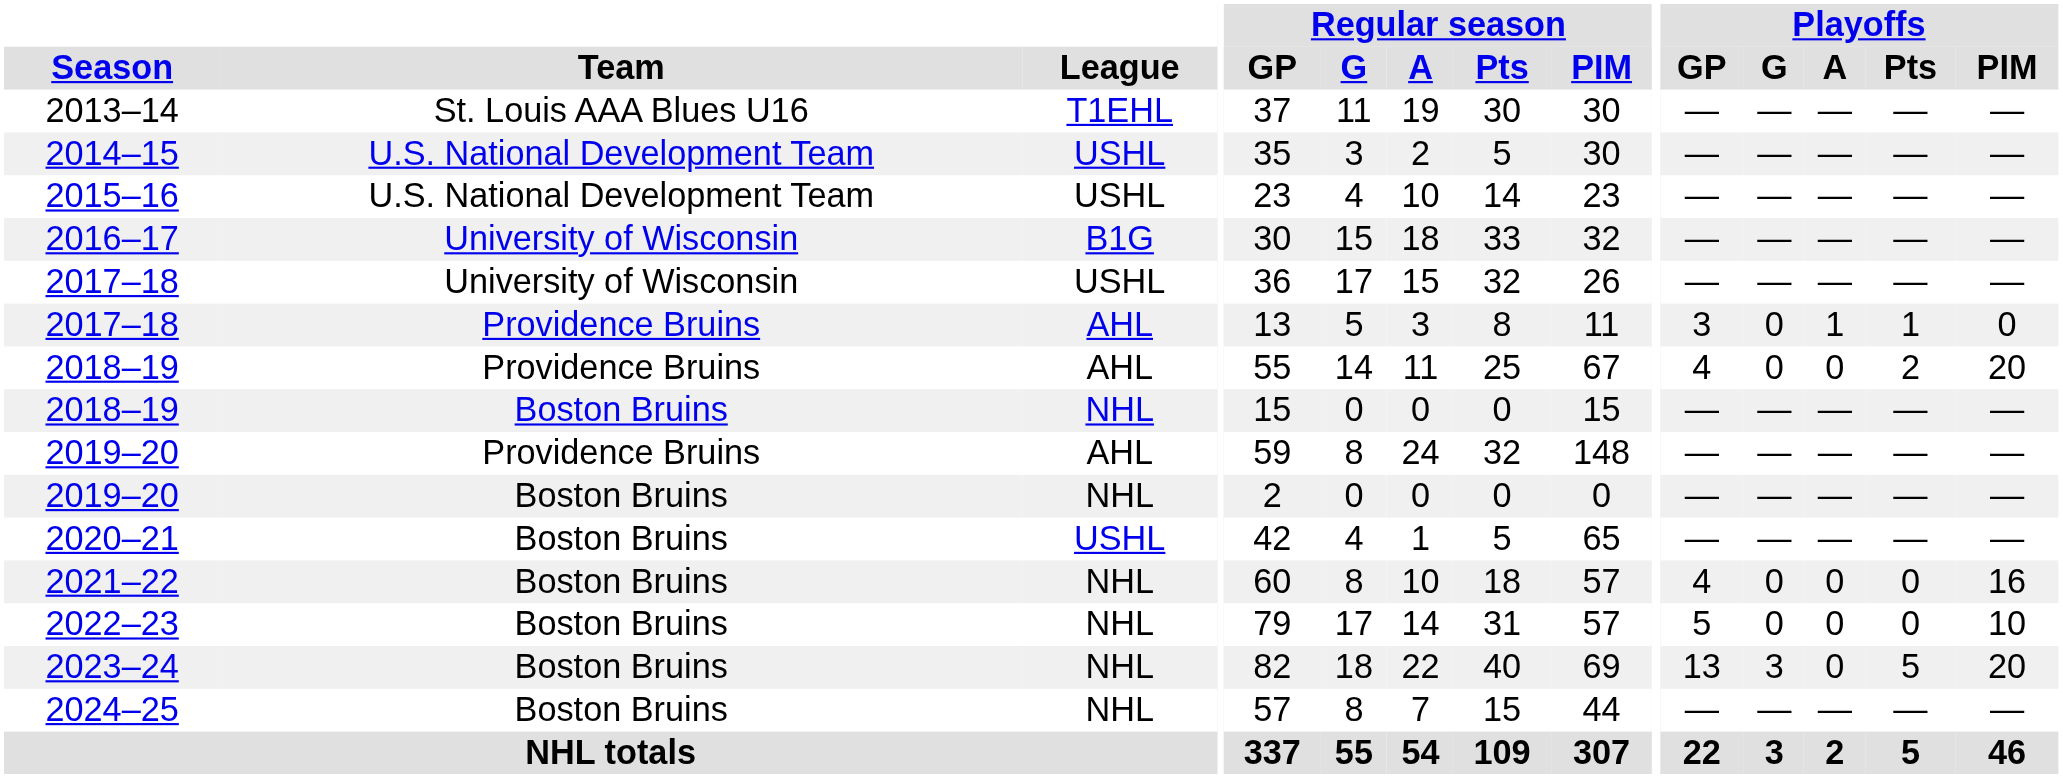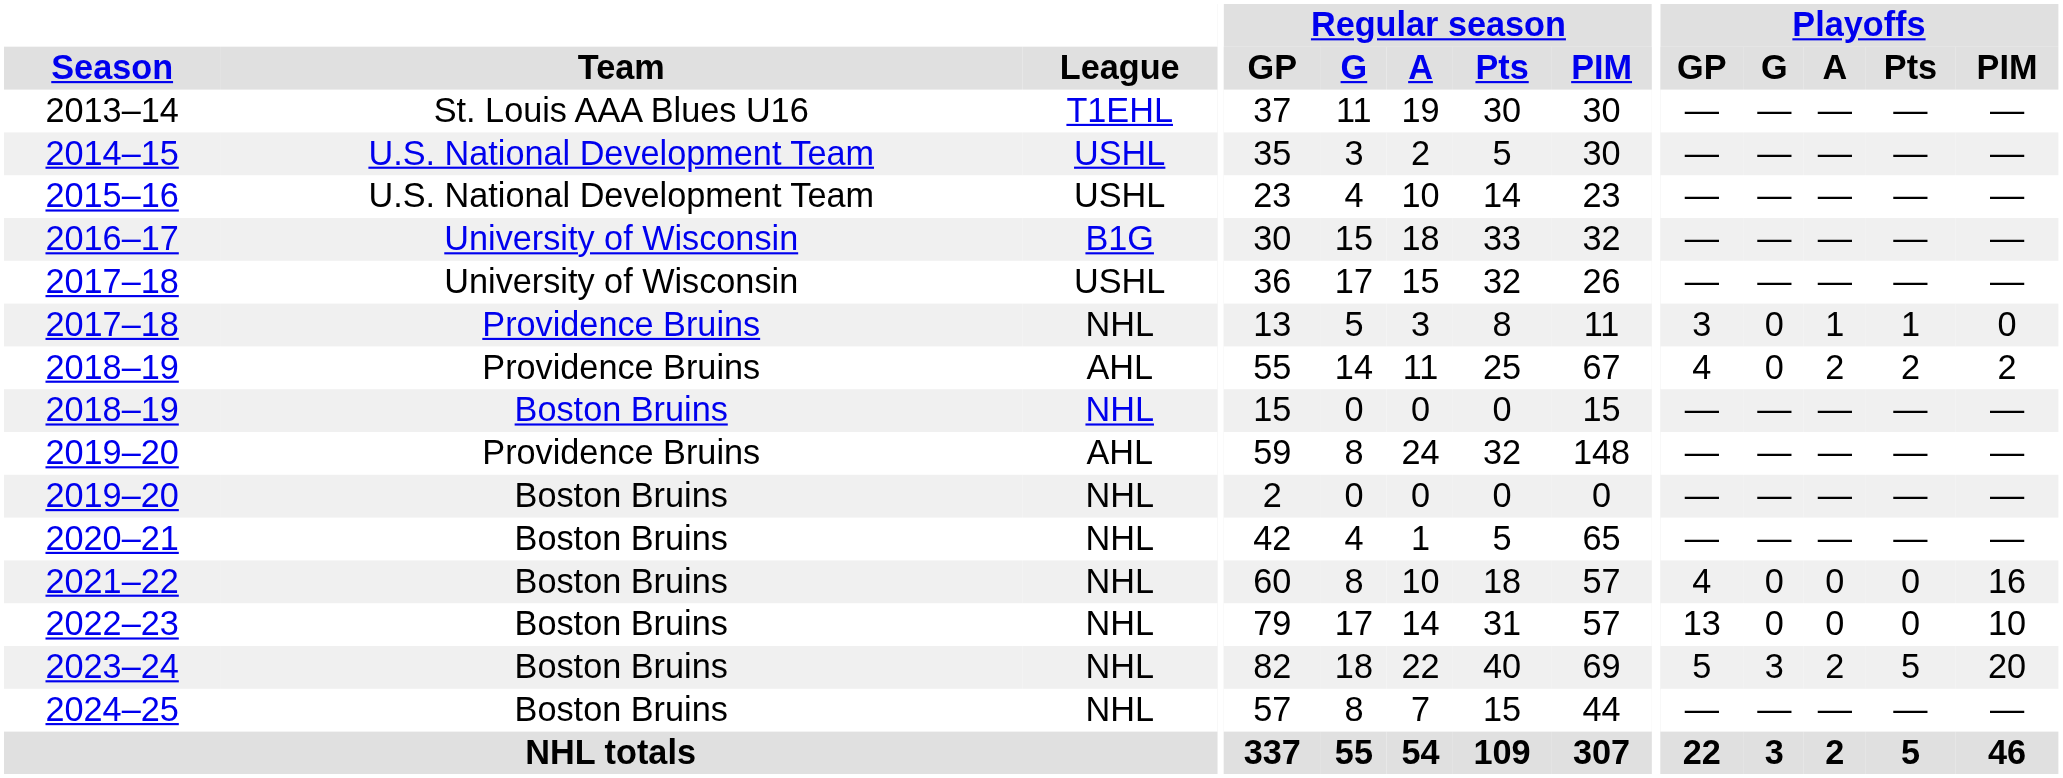(1120, 324) AHL -> (1120, 324) NHL
(1835, 367) 0 -> (1835, 367) 2
(2007, 367) 20 -> (2007, 367) 2
(1120, 538) USHL -> (1120, 538) NHL
(1702, 624) 5 -> (1702, 624) 13
(1702, 666) 13 -> (1702, 666) 5
(1835, 666) 0 -> (1835, 666) 2
